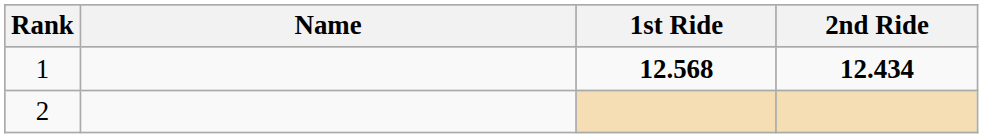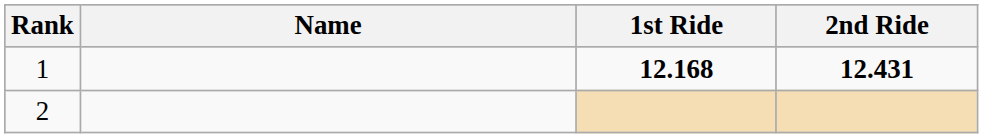(676, 68) 12.568 -> (676, 68) 12.168
(877, 68) 12.434 -> (877, 68) 12.431
